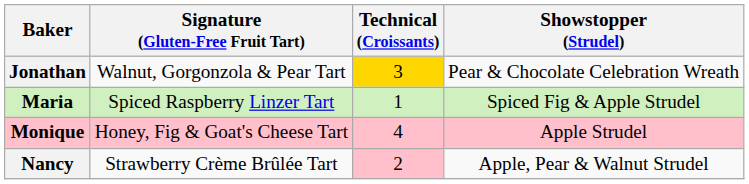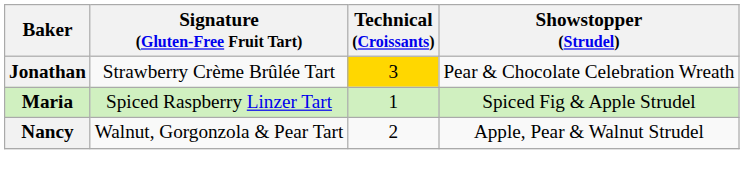(221, 71) Walnut, Gorgonzola & Pear Tart -> (219, 71) Strawberry Crème Brûlée Tart
- row: (47, 132)
(221, 163) Strawberry Crème Brûlée Tart -> (219, 132) Walnut, Gorgonzola & Pear Tart
(398, 163) pink background -> (393, 132) no background
